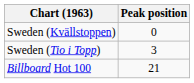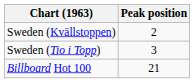(154, 31) 0 -> (154, 31) 2
